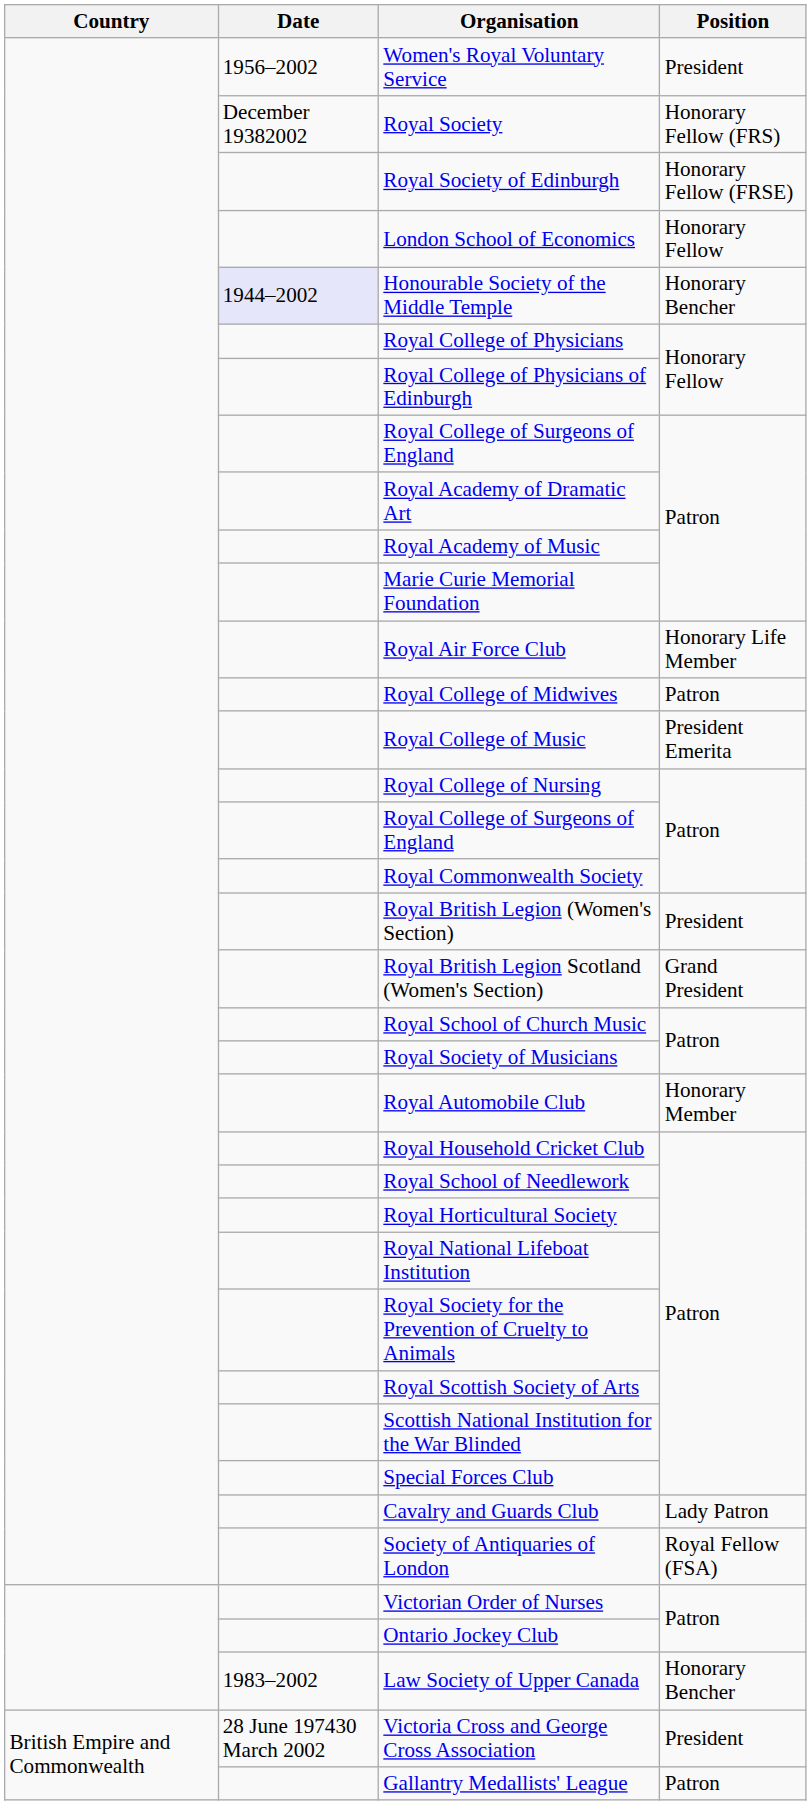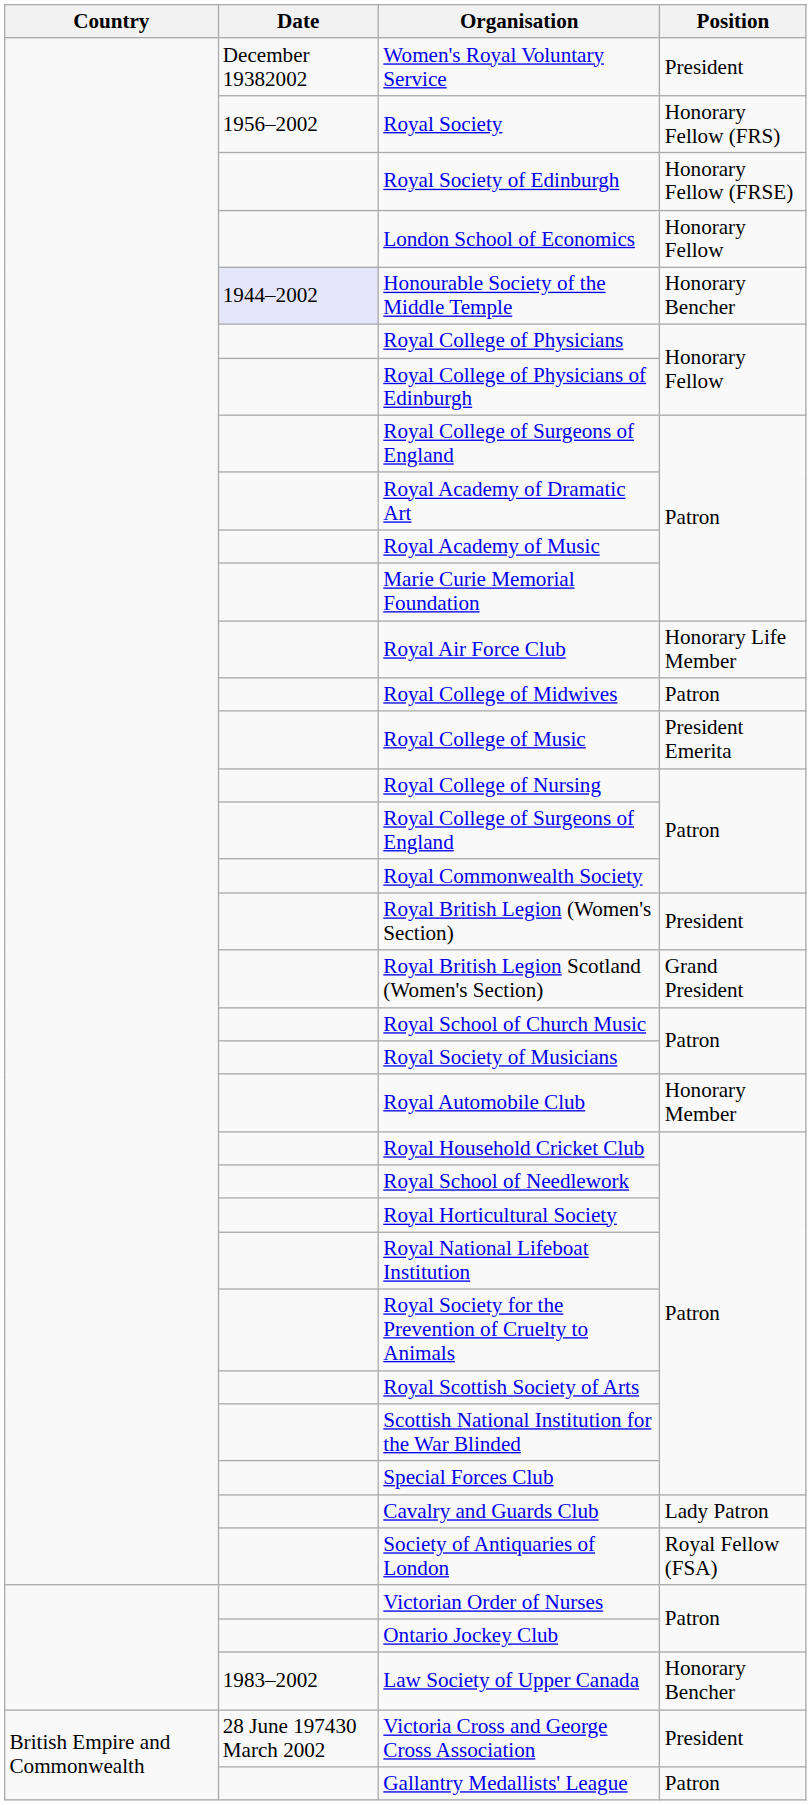(270, 66) 1956–2002 -> (266, 66) December 19382002
(266, 123) December 19382002 -> (270, 123) 1956–2002
